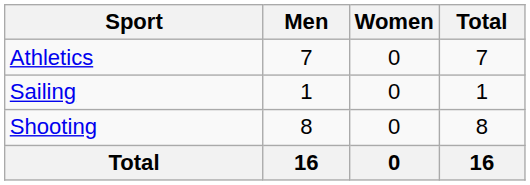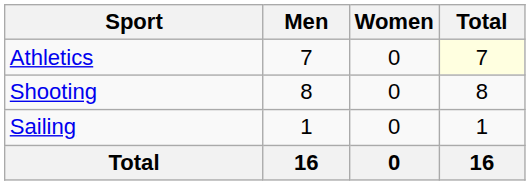(482, 57) no background -> (482, 57) lightyellow background
rows swapped: (43, 92) <-> (53, 127)
